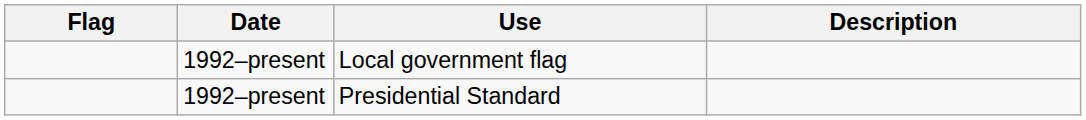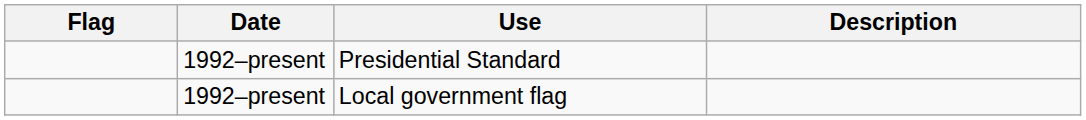rows swapped: (450, 96) <-> (453, 59)
